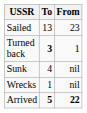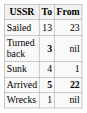(77, 48) 1 -> (75, 48) nil
(75, 69) nil -> (77, 69) 1
rows swapped: (21, 85) <-> (22, 100)
